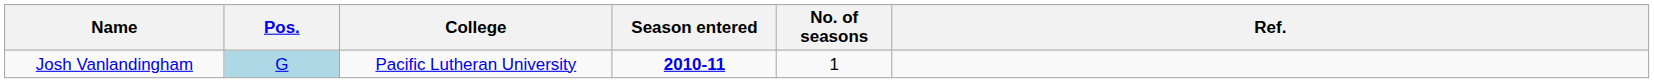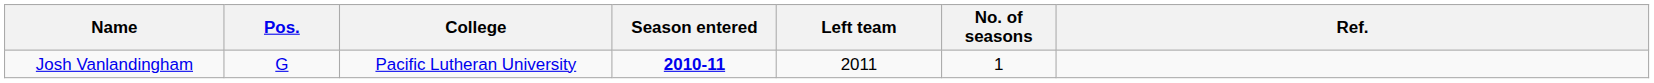+ column: (859, 27)
(282, 63) lightblue background -> (282, 63) no background
